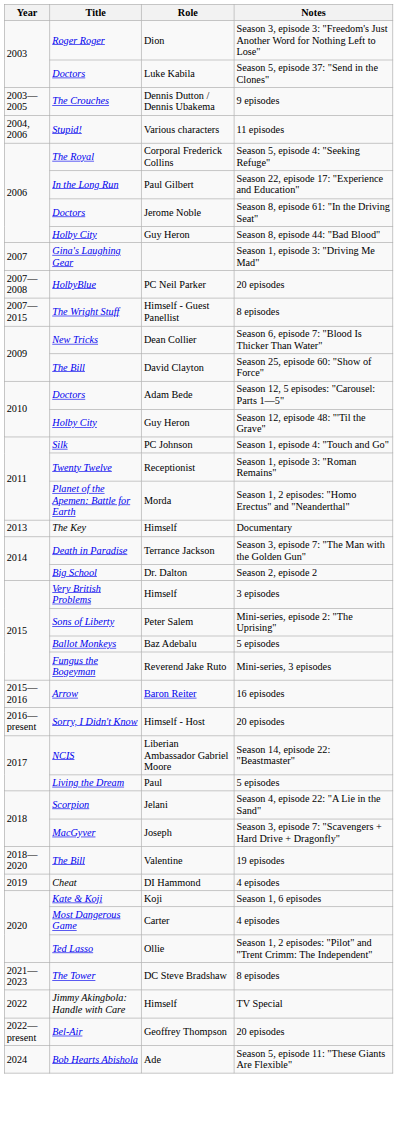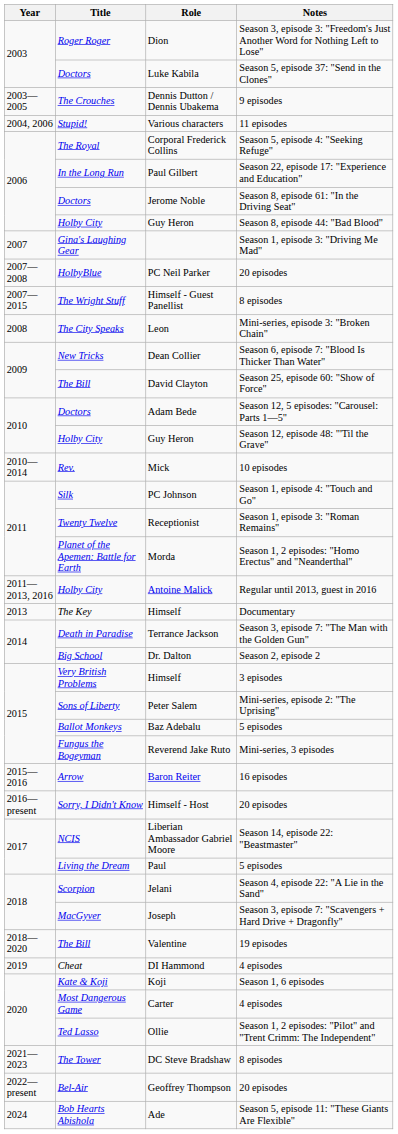+ row: (158, 328)
+ row: (159, 467)
+ row: (180, 589)
- row: (160, 1004)
